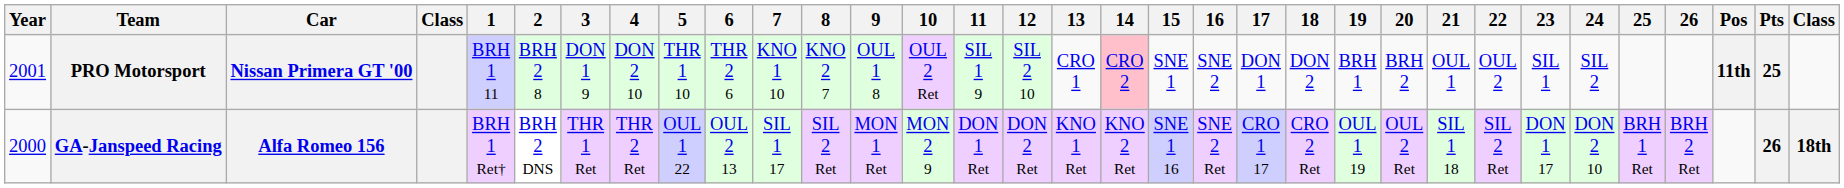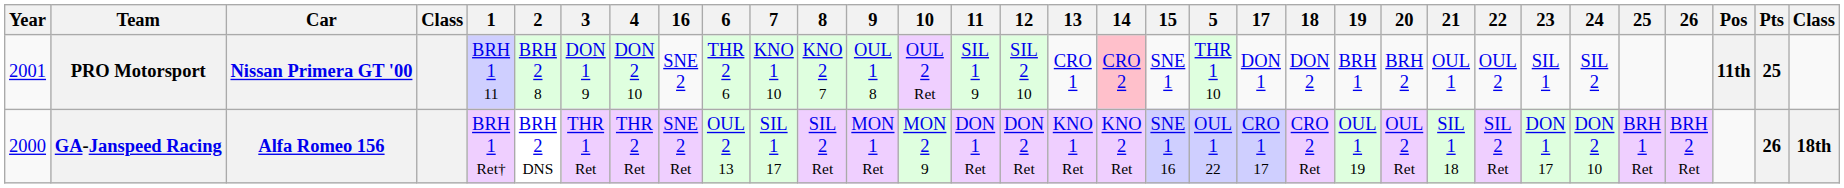columns swapped: (682, 19) <-> (1215, 19)
